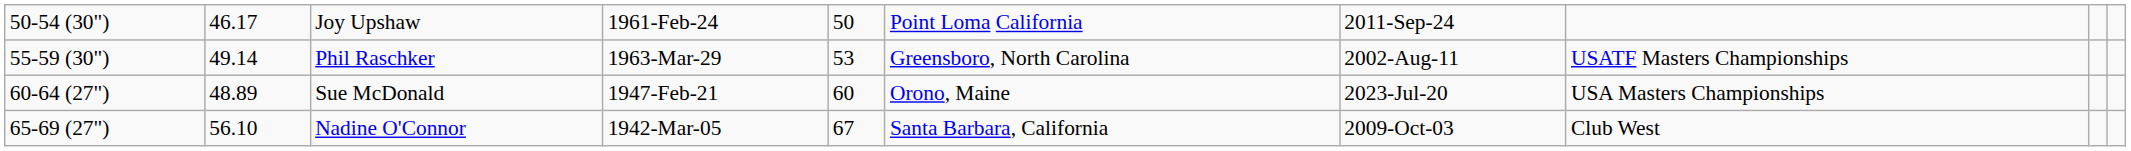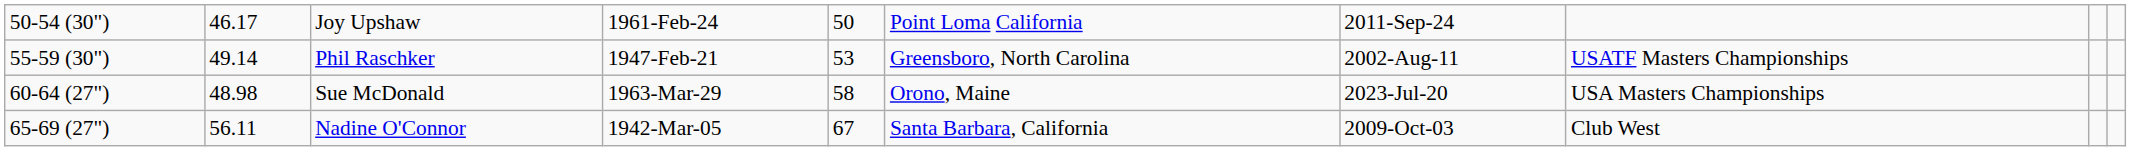(665, 57) 1963-Mar-29 -> (663, 57) 1947-Feb-21
(233, 93) 48.89 -> (233, 93) 48.98
(663, 93) 1947-Feb-21 -> (665, 93) 1963-Mar-29
(844, 93) 60 -> (844, 93) 58
(233, 128) 56.10 -> (233, 128) 56.11
